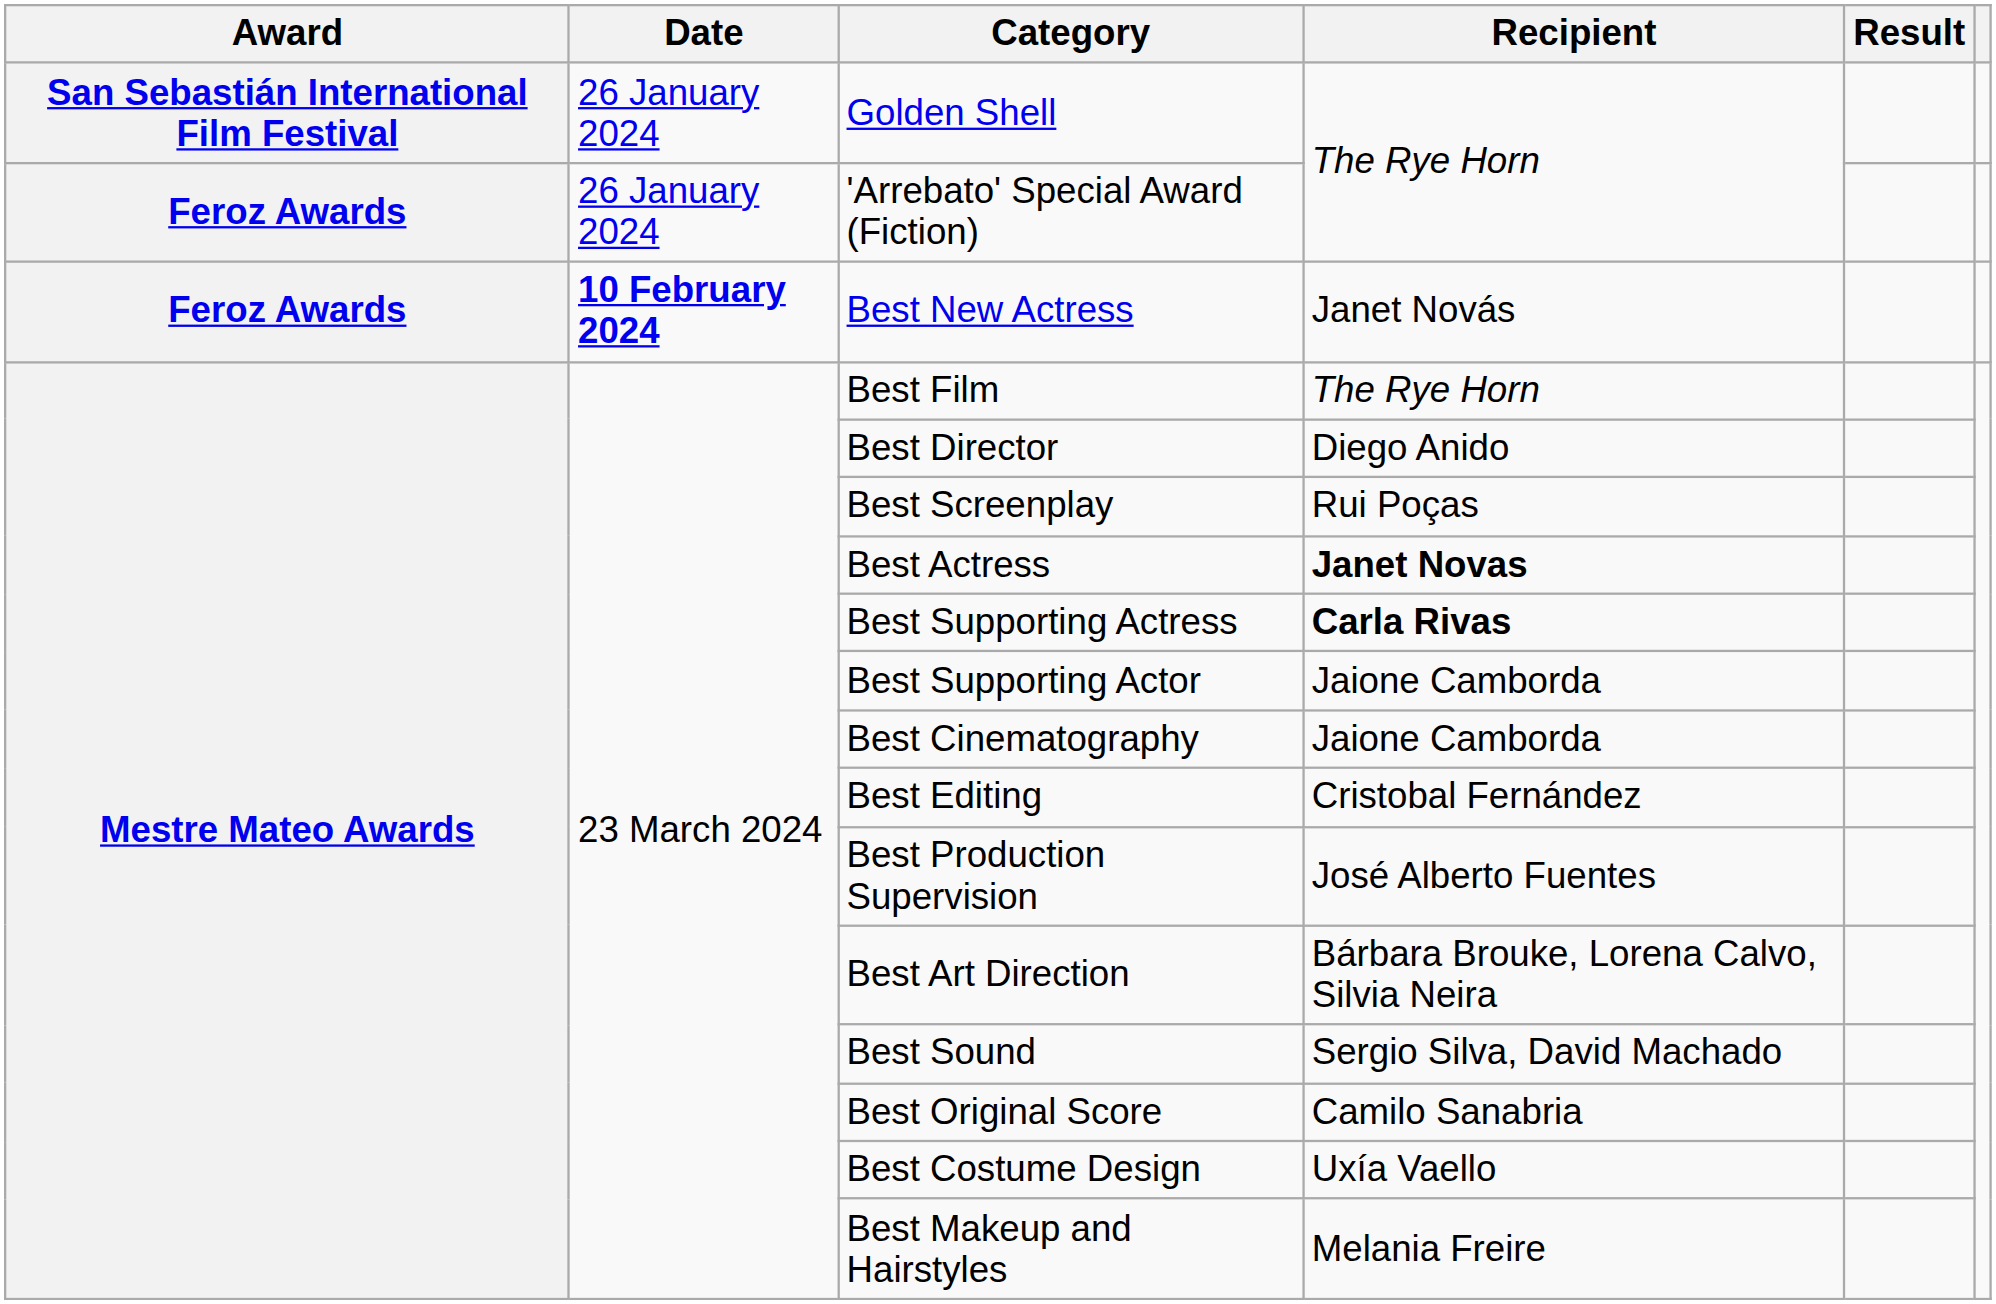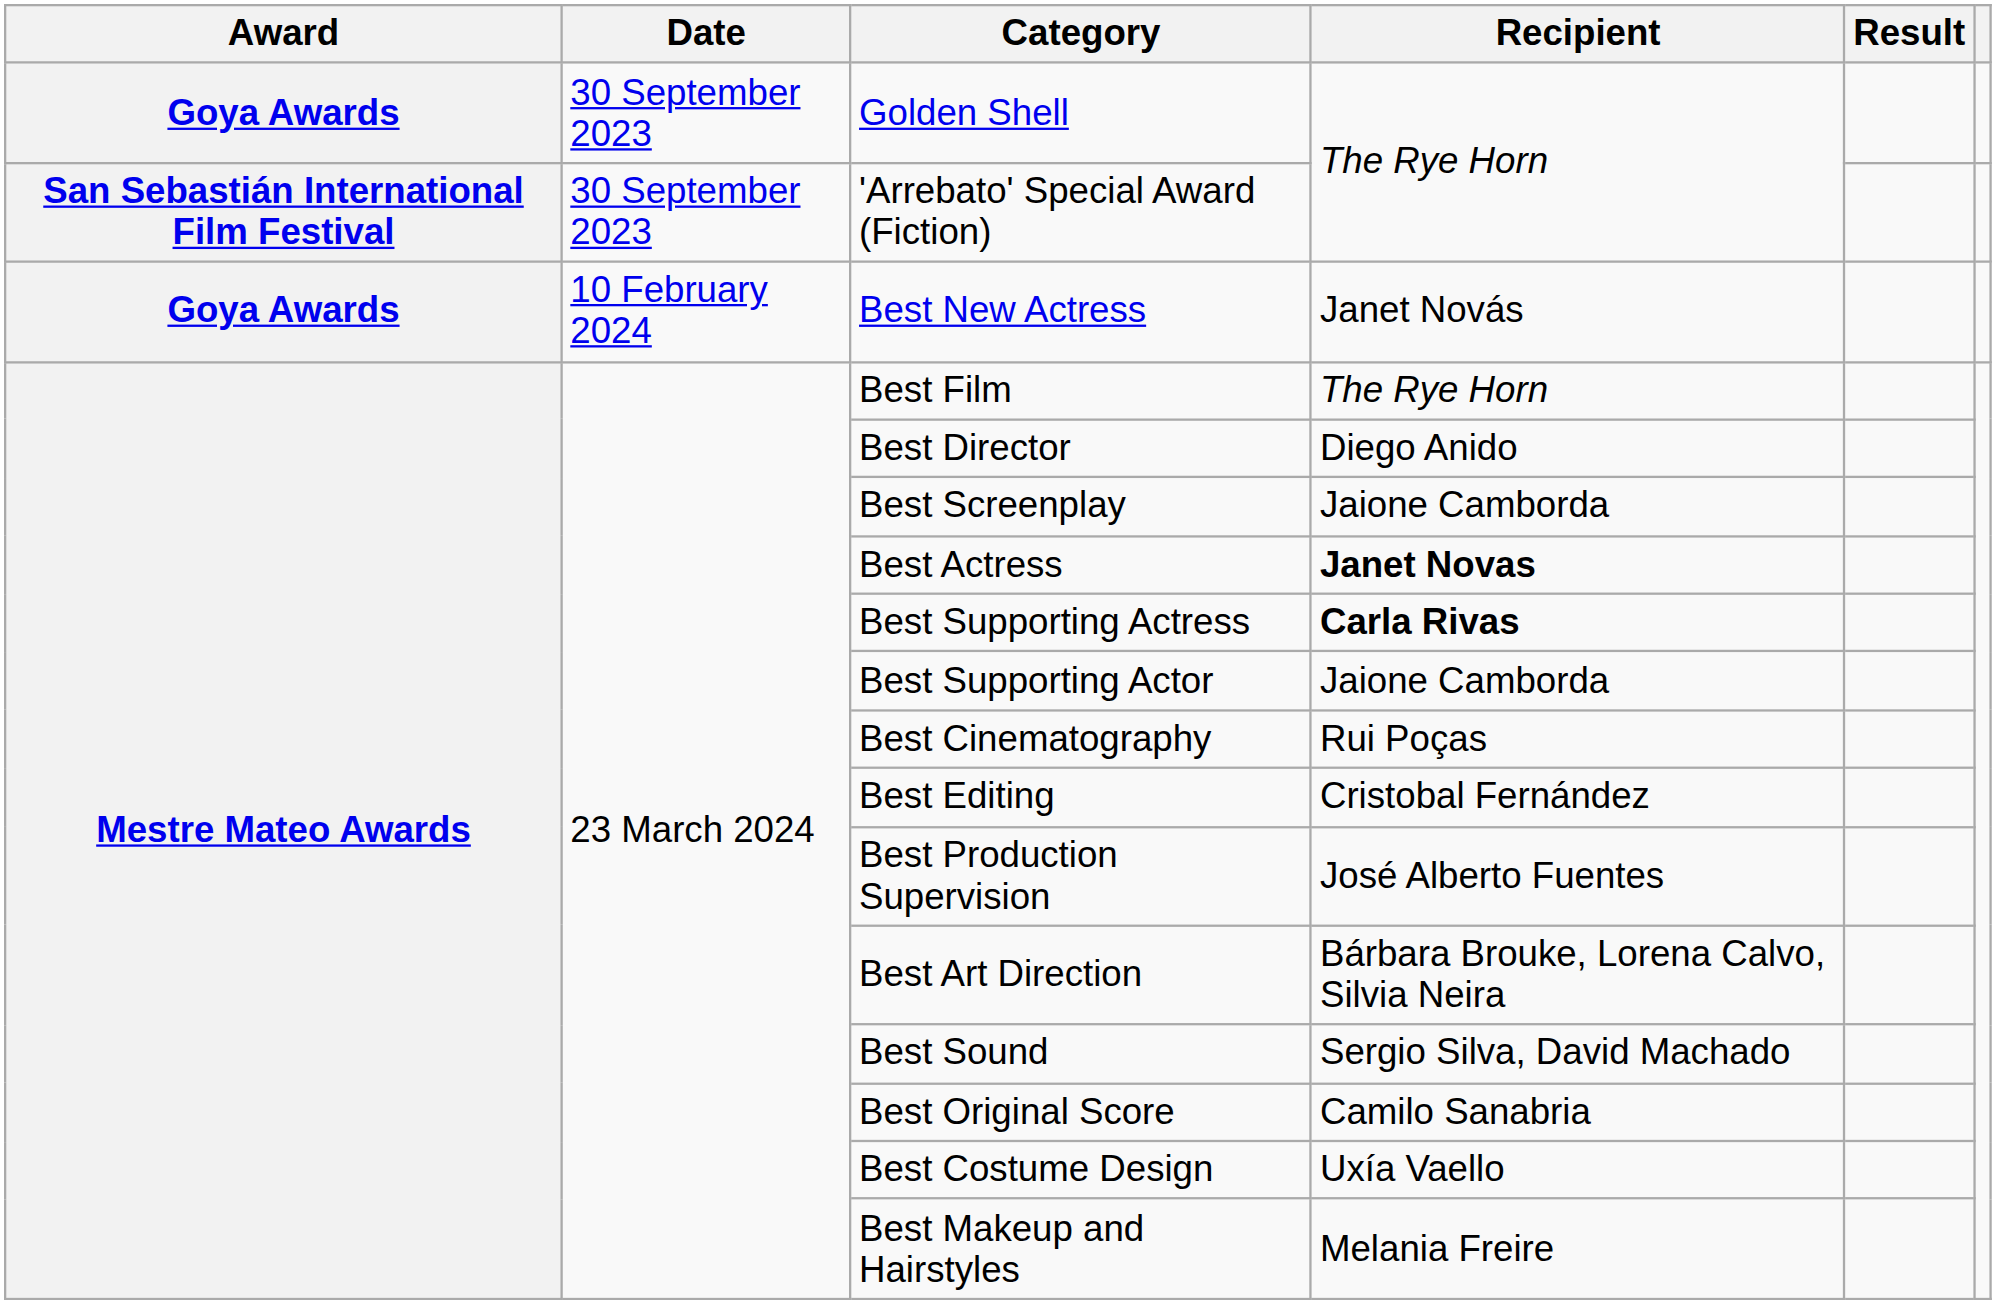(287, 112) San Sebastián International Film Festival -> (283, 112) Goya Awards
(669, 112) 26 January 2024 -> (685, 112) 30 September 2023
(287, 211) Feroz Awards -> (284, 211) San Sebastián International Film Festival
(669, 211) 26 January 2024 -> (685, 211) 30 September 2023
(287, 310) Feroz Awards -> (283, 310) Goya Awards
(682, 310) bold -> (669, 310) normal
(1395, 505) Rui Poças -> (1465, 505) Jaione Camborda
(1456, 738) Jaione Camborda -> (1403, 738) Rui Poças
